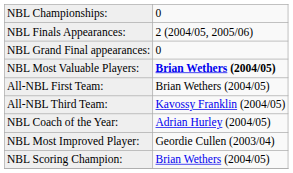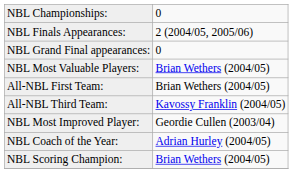(216, 68) bold -> (213, 68) normal
rows swapped: (63, 123) <-> (73, 141)
